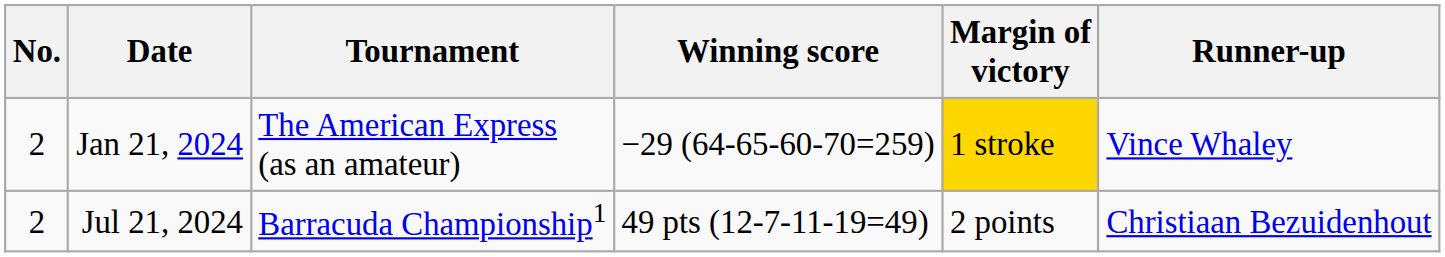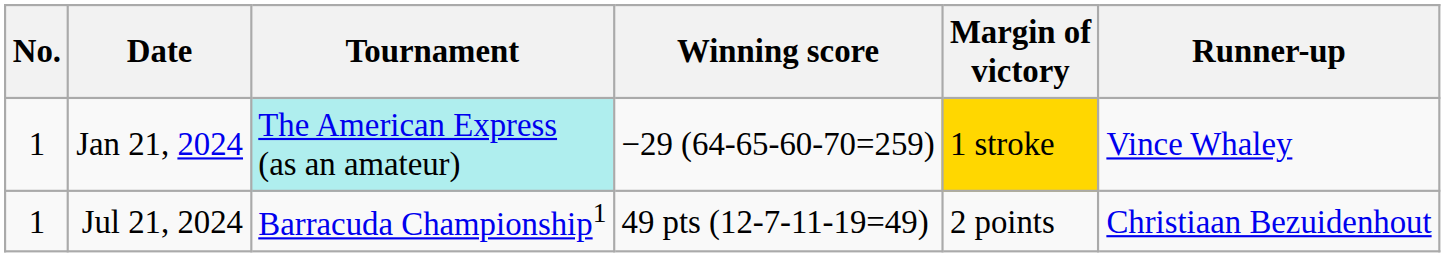(37, 144) 2 -> (37, 144) 1
(408, 144) no background -> (408, 144) paleturquoise background
(37, 221) 2 -> (37, 221) 1
